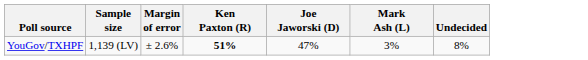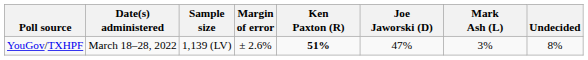+ column: (133, 20)
